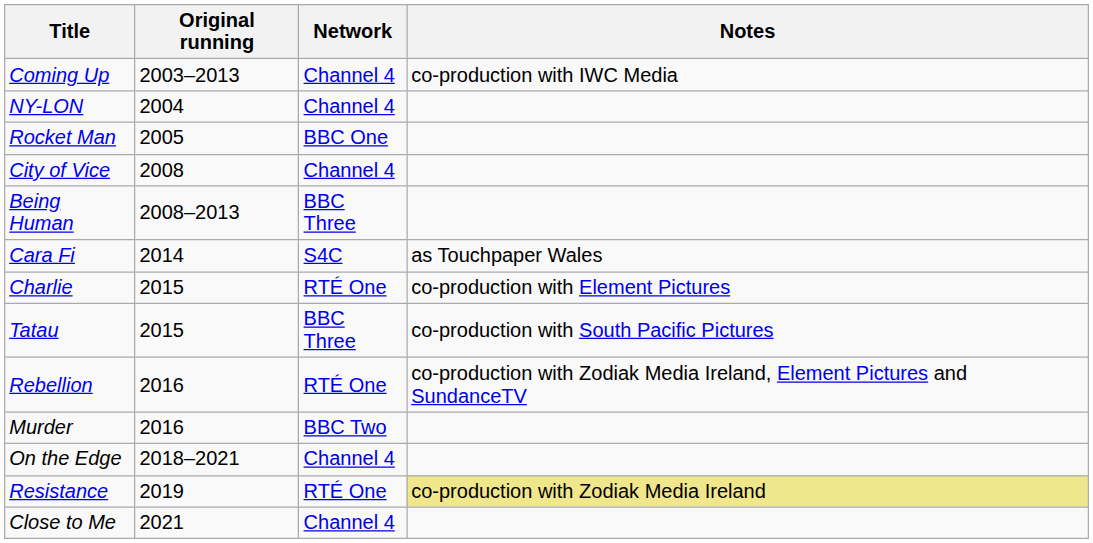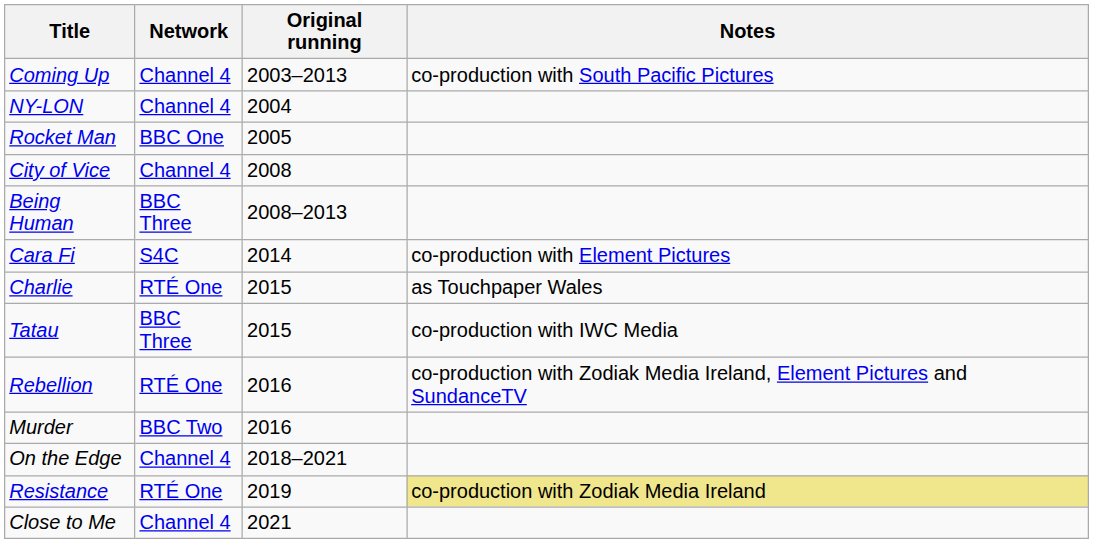columns swapped: (353, 31) <-> (217, 31)
(545, 74) co-production with IWC Media -> (592, 74) co-production with South Pacific Pictures
(507, 255) as Touchpaper Wales -> (571, 255) co-production with Element Pictures
(571, 287) co-production with Element Pictures -> (507, 287) as Touchpaper Wales
(592, 330) co-production with South Pacific Pictures -> (545, 330) co-production with IWC Media
